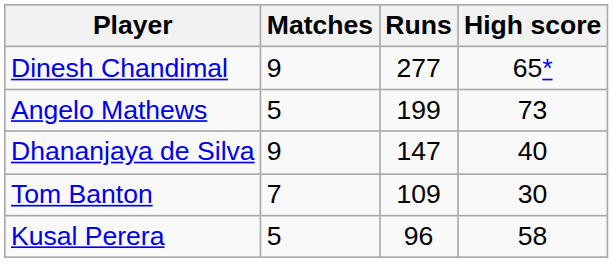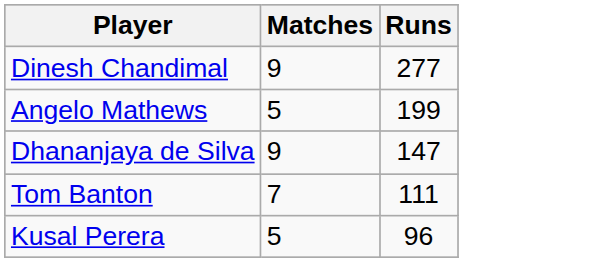- column: (533, 25)
(419, 194) 109 -> (419, 194) 111
